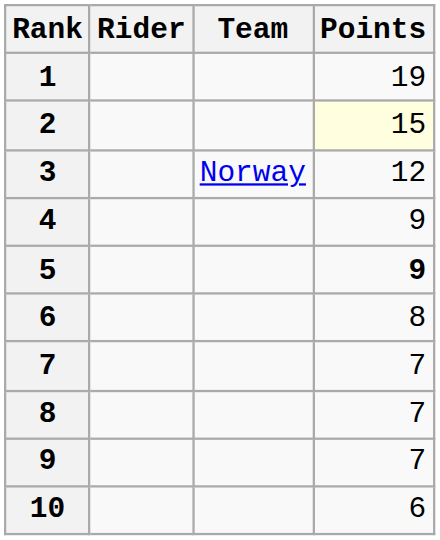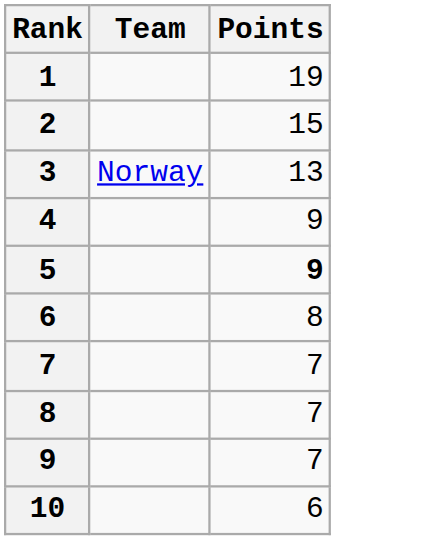- column: (141, 29)
(409, 125) lightyellow background -> (306, 125) no background
(409, 173) 12 -> (306, 173) 13
